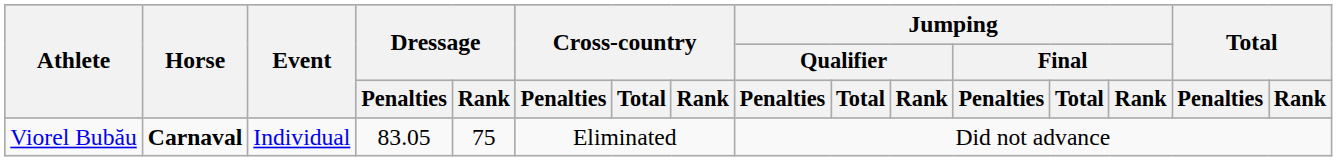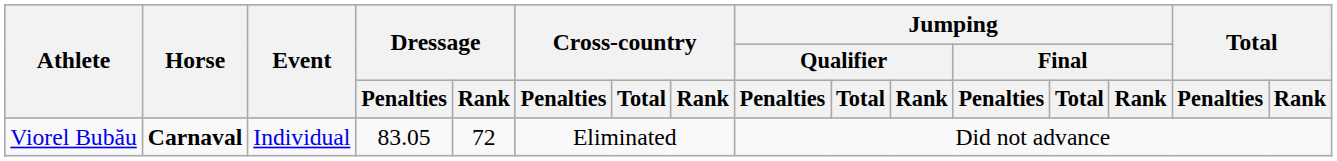(484, 137) 75 -> (484, 137) 72
